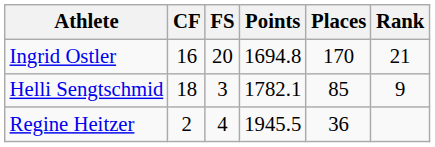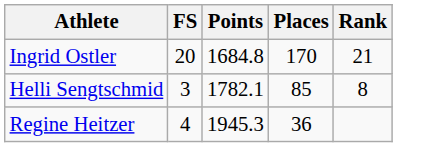- column: (187, 21)
(273, 56) 1694.8 -> (235, 56) 1684.8
(400, 90) 9 -> (363, 90) 8
(273, 124) 1945.5 -> (235, 124) 1945.3
